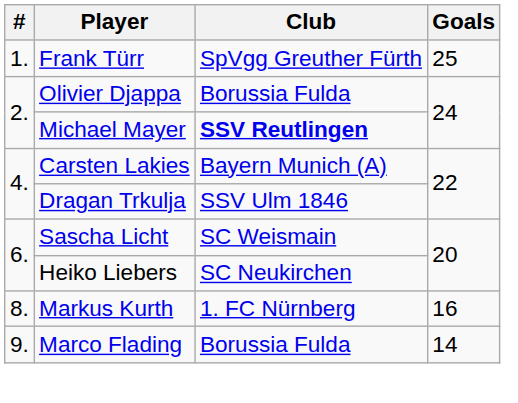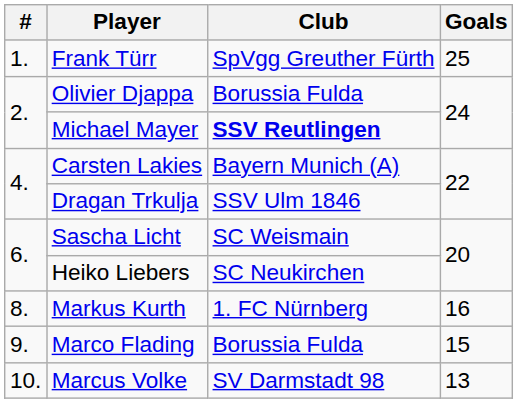(445, 344) 14 -> (457, 344) 15
+ row: (119, 380)
